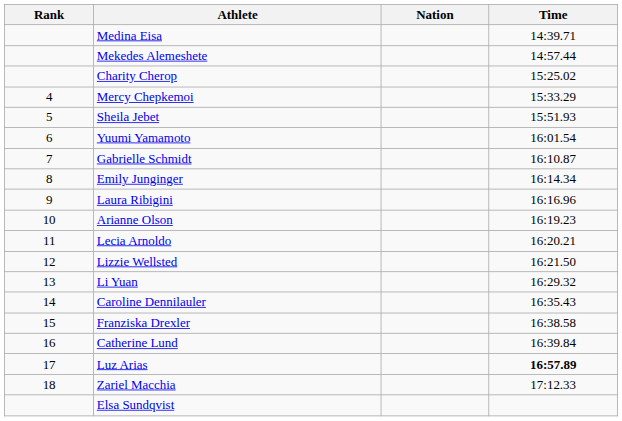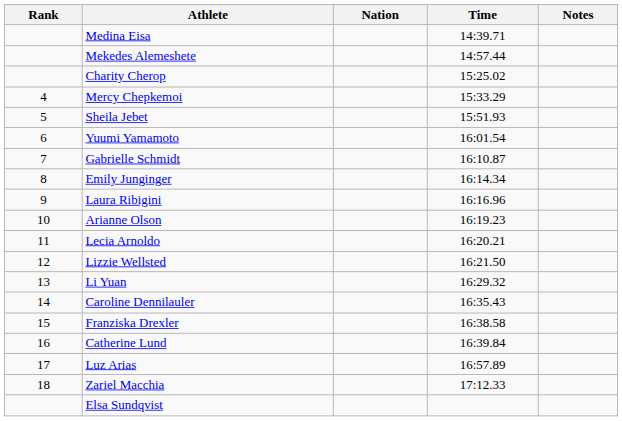+ column: (578, 14)
(553, 364) bold -> (483, 364) normal
